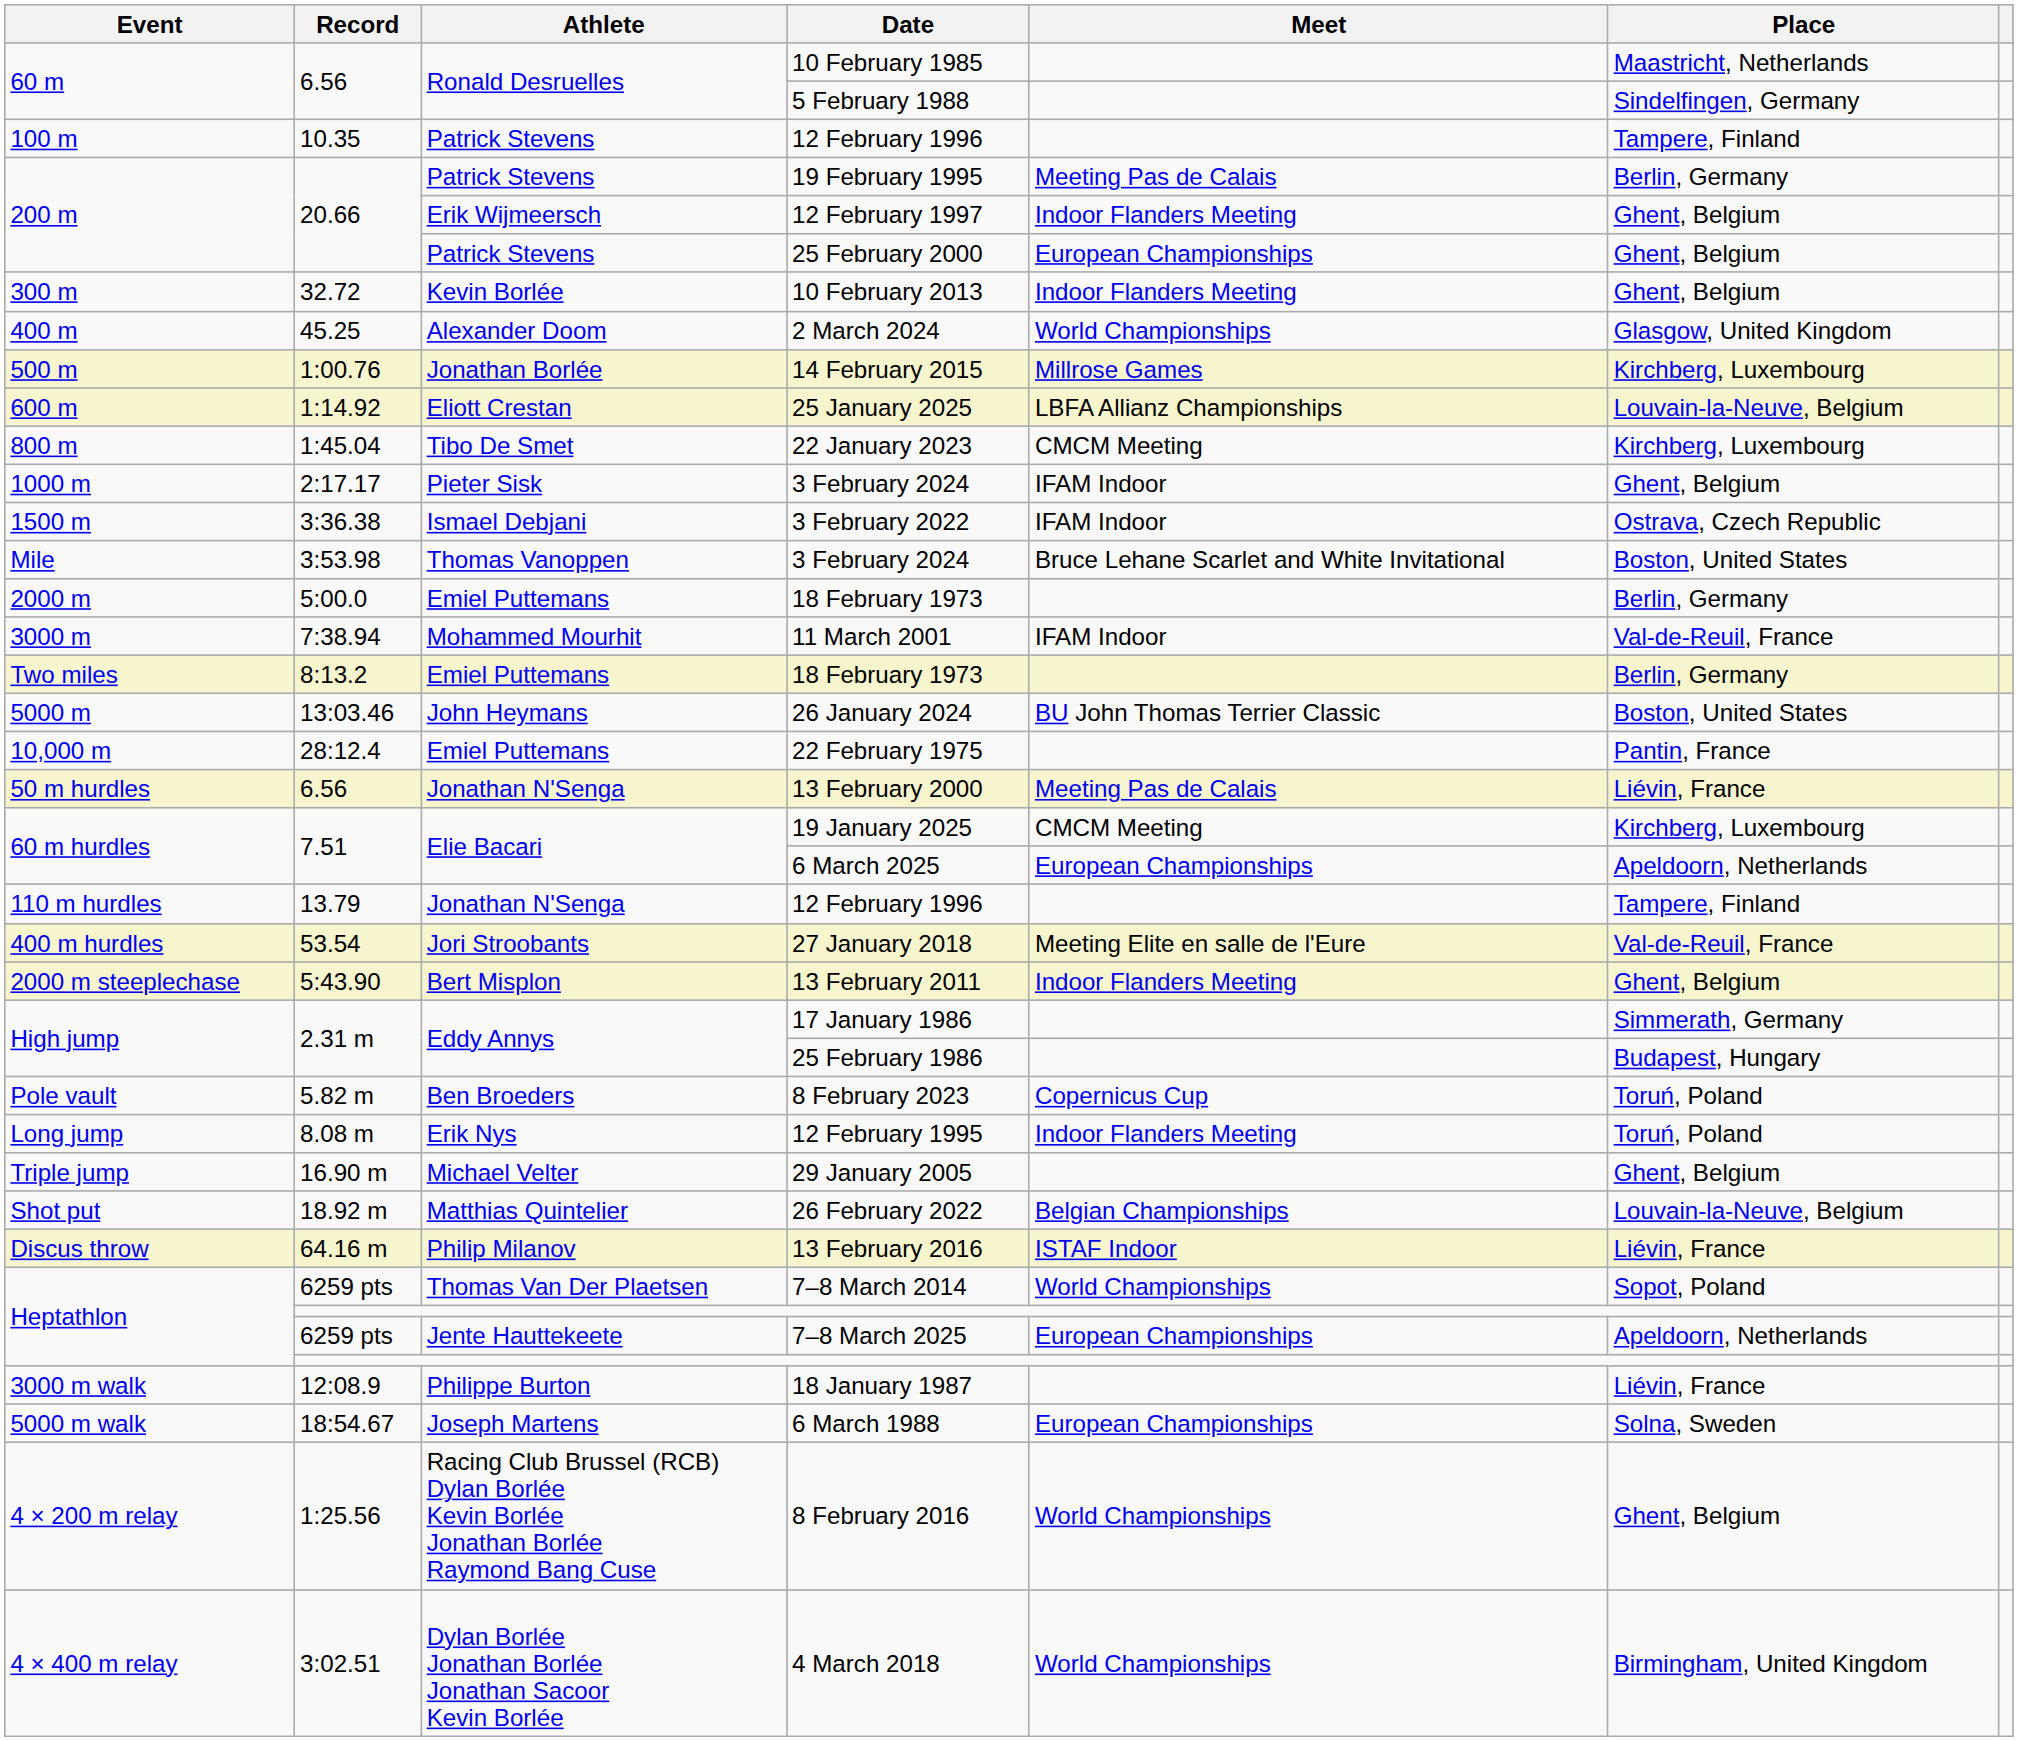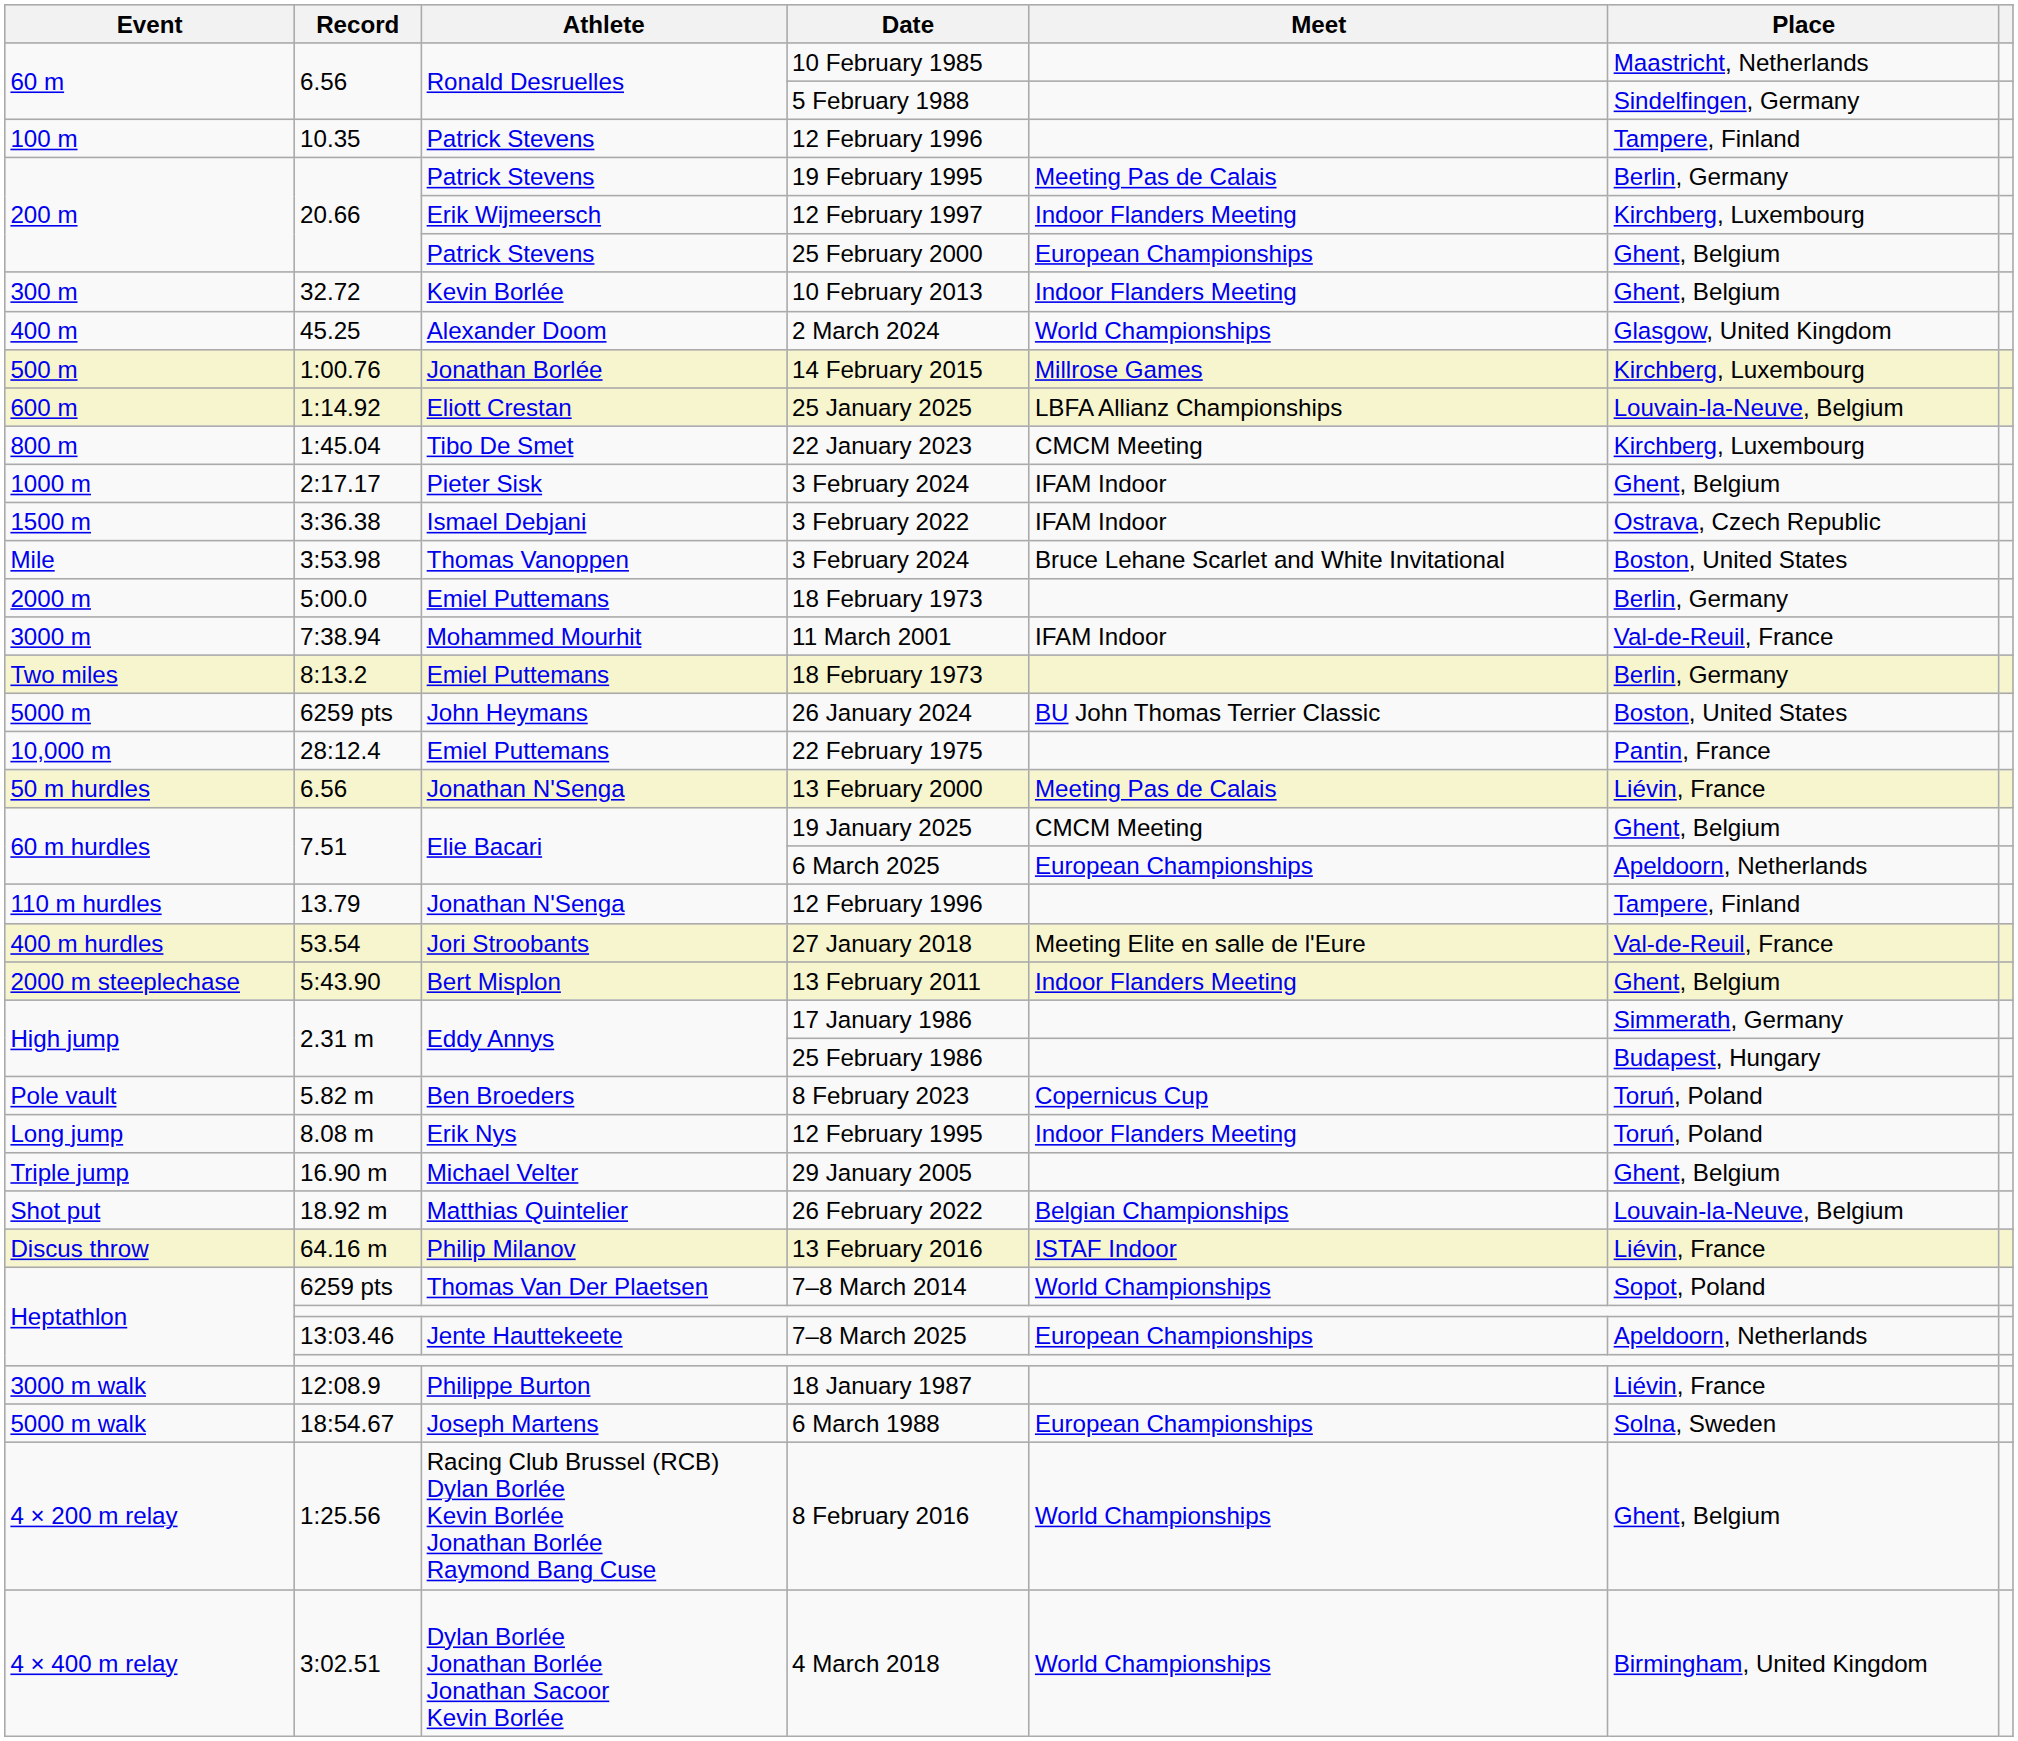(1697, 215) Ghent, Belgium -> (1739, 215) Kirchberg, Luxembourg
(347, 713) 13:03.46 -> (346, 713) 6259 pts
(1739, 828) Kirchberg, Luxembourg -> (1697, 828) Ghent, Belgium
(346, 1336) 6259 pts -> (347, 1336) 13:03.46
